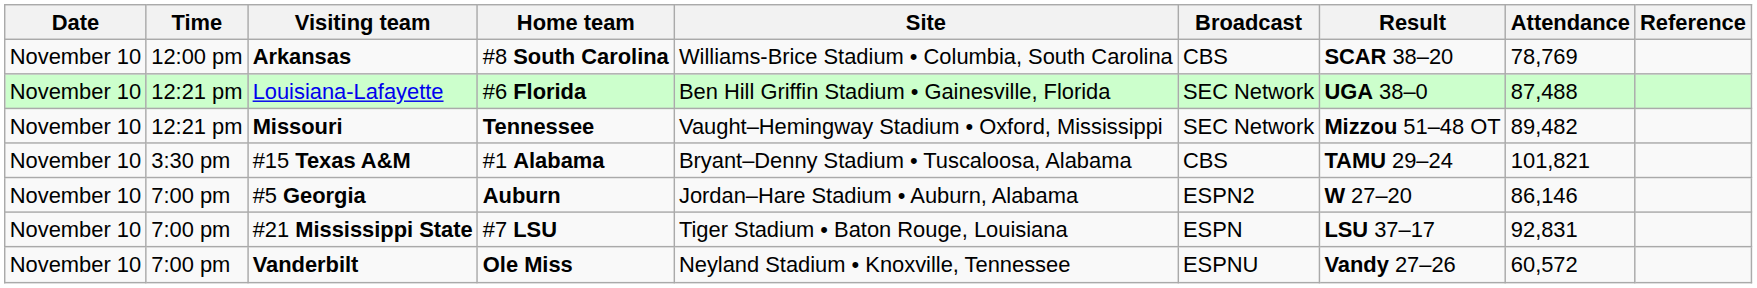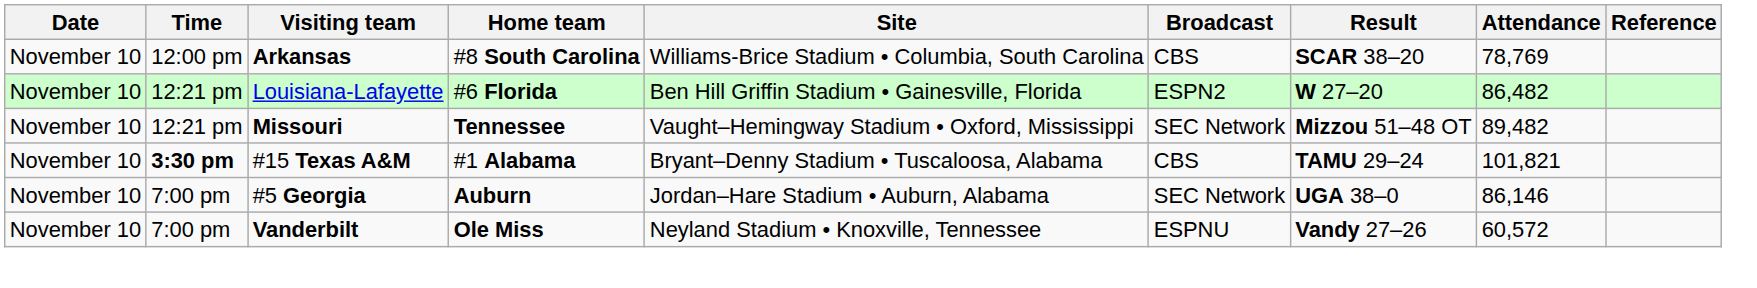(1249, 92) SEC Network -> (1190, 92) ESPN2
(1376, 92) UGA 38–0 -> (1339, 92) W 27–20
(1544, 92) 87,488 -> (1515, 92) 86,482
(191, 161) normal -> (193, 161) bold
(1219, 195) ESPN2 -> (1219, 195) SEC Network
(1368, 195) W 27–20 -> (1347, 195) UGA 38–0
- row: (363, 230)
